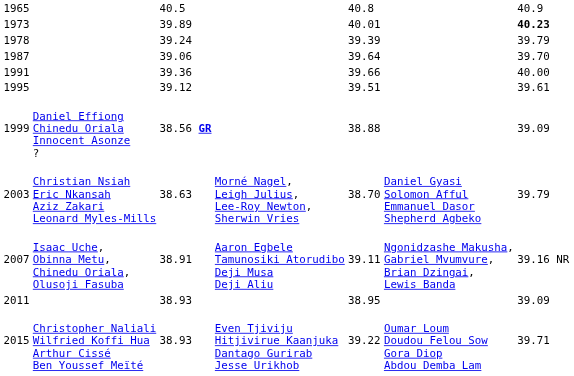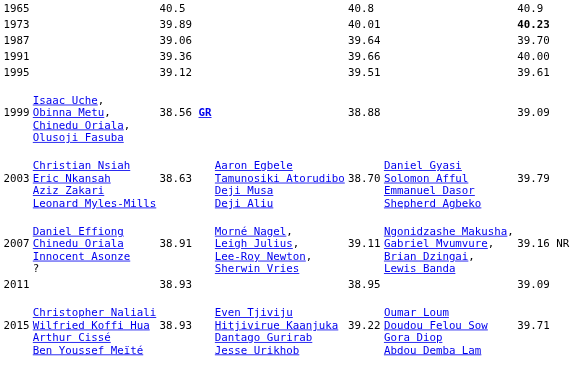- row: (16, 40)
(82, 134) Daniel Effiong Chinedu Oriala Innocent Asonze ? -> (82, 119) Isaac Uche, Obinna Metu, Chinedu Oriala, Olusoji Fasuba
(264, 200) Morné Nagel, Leigh Julius, Lee-Roy Newton, Sherwin Vries -> (280, 184) Aaron Egbele Tamunosiki Atorudibo Deji Musa Deji Aliu
(82, 266) Isaac Uche, Obinna Metu, Chinedu Oriala, Olusoji Fasuba -> (82, 250) Daniel Effiong Chinedu Oriala Innocent Asonze ?
(280, 266) Aaron Egbele Tamunosiki Atorudibo Deji Musa Deji Aliu -> (264, 250) Morné Nagel, Leigh Julius, Lee-Roy Newton, Sherwin Vries
